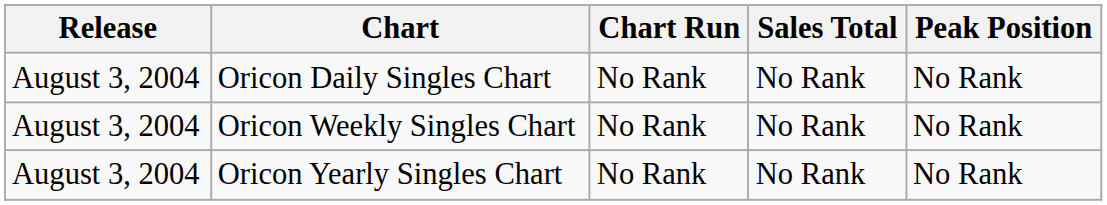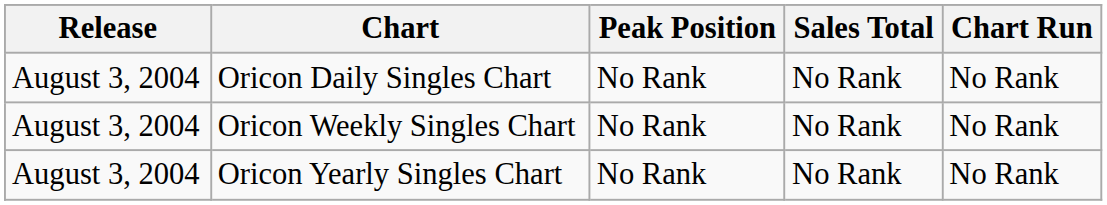columns swapped: (1004, 28) <-> (669, 28)
